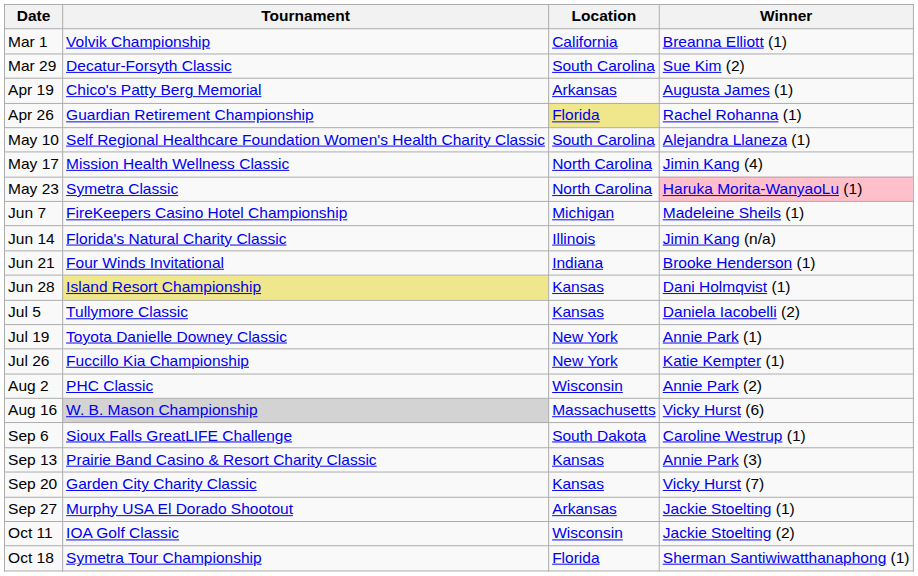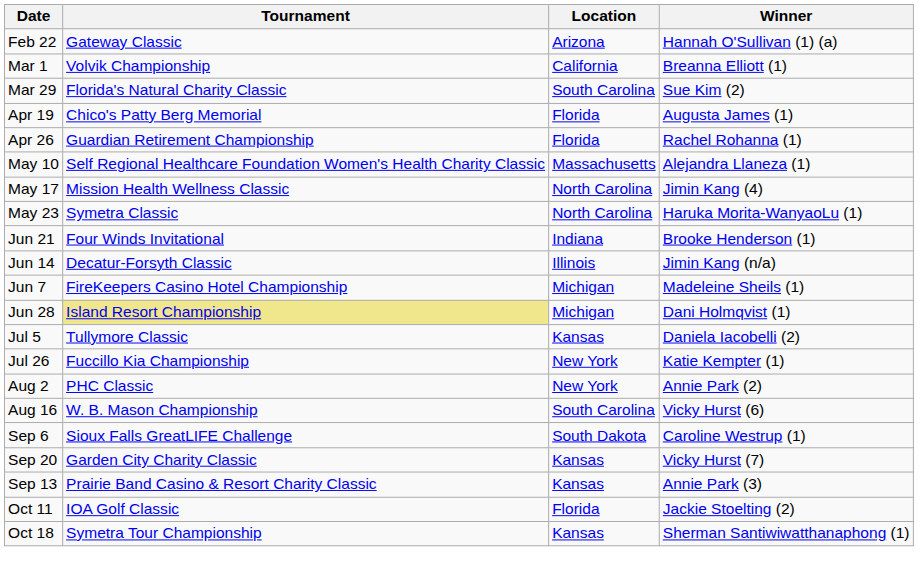+ row: (32, 41)
(149, 66) Decatur-Forsyth Classic -> (176, 90) Florida's Natural Charity Classic
(584, 90) Arkansas -> (576, 115) Florida
(576, 115) khaki background -> (576, 139) no background
(603, 139) South Carolina -> (604, 164) Massachusetts
(763, 189) pink background -> (763, 213) no background
rows swapped: (27, 213) <-> (31, 262)
(176, 238) Florida's Natural Charity Classic -> (149, 262) Decatur-Forsyth Classic
(578, 287) Kansas -> (583, 312) Michigan
- row: (29, 336)
(587, 386) Wisconsin -> (585, 386) New York
(162, 410) lightgrey background -> (162, 410) no background
(604, 410) Massachusetts -> (603, 410) South Carolina
rows swapped: (33, 459) <-> (33, 484)
- row: (33, 509)
(587, 533) Wisconsin -> (576, 509) Florida
(576, 558) Florida -> (578, 533) Kansas
